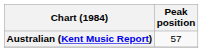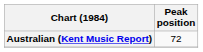(176, 39) 57 -> (176, 39) 72
